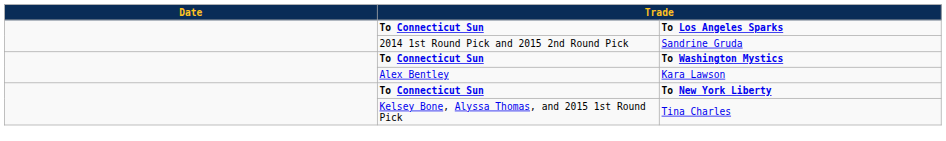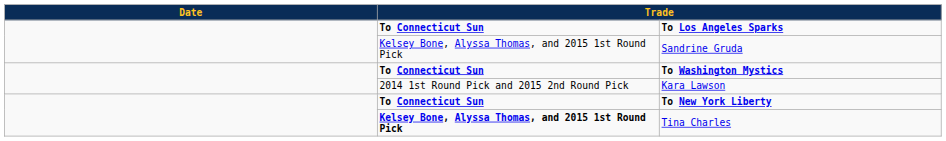(504, 44) 2014 1st Round Pick and 2015 2nd Round Pick -> (513, 49) Kelsey Bone, Alyssa Thomas, and 2015 1st Round Pick
(414, 75) Alex Bentley -> (504, 86) 2014 1st Round Pick and 2015 2nd Round Pick
(513, 112) normal -> (513, 123) bold
